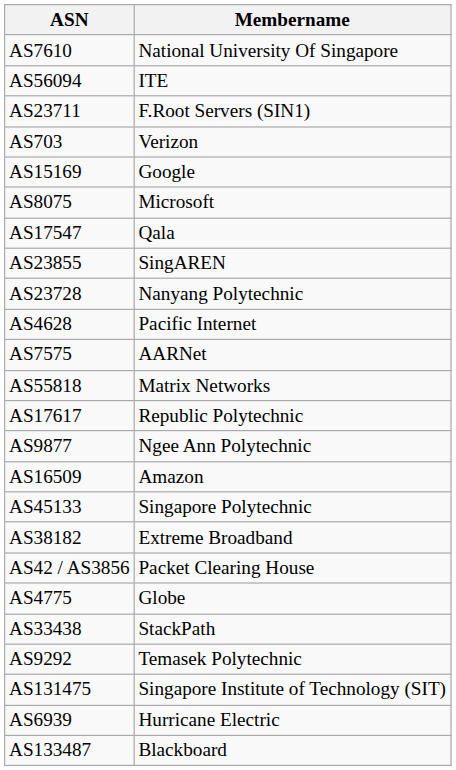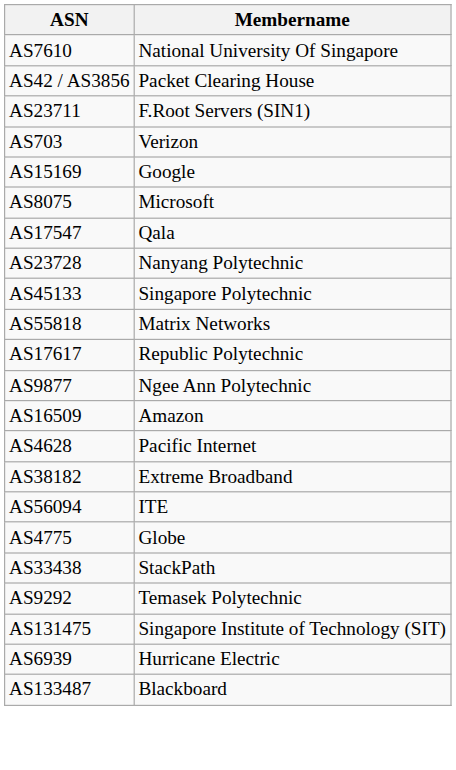rows swapped: (69, 567) <-> (45, 80)
- row: (45, 263)
rows swapped: (40, 324) <-> (45, 506)
- row: (40, 354)
